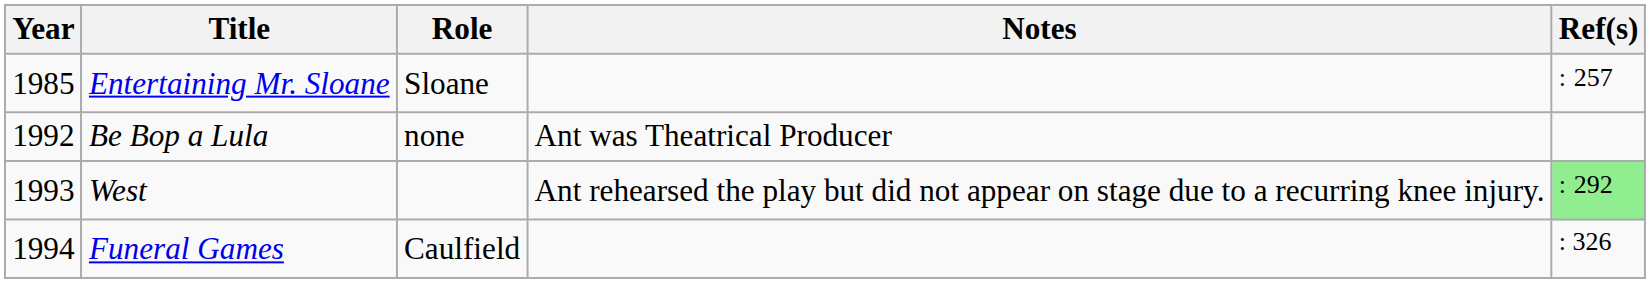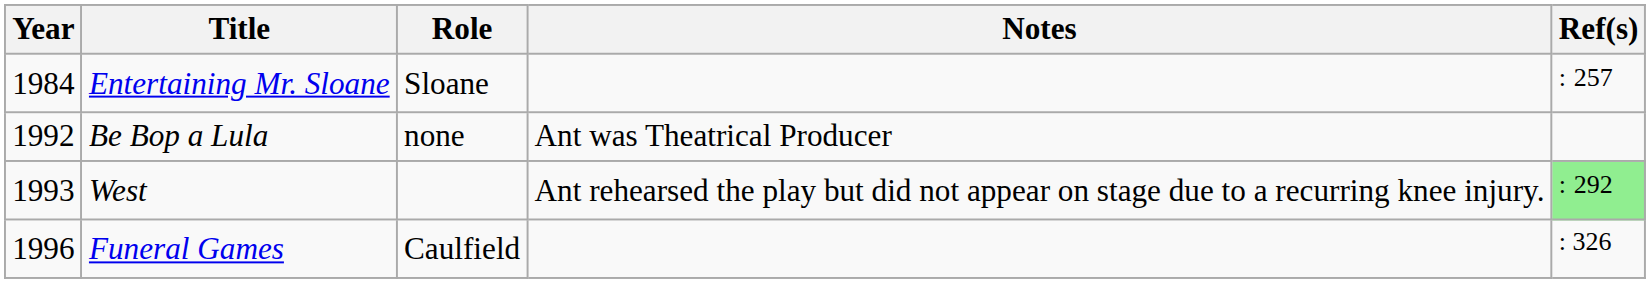(43, 82) 1985 -> (43, 82) 1984
(43, 248) 1994 -> (43, 248) 1996
